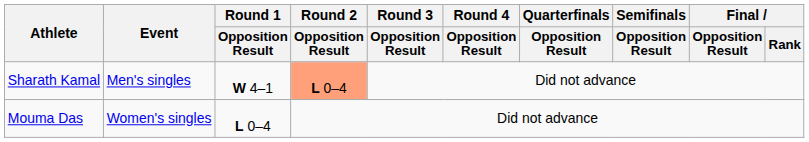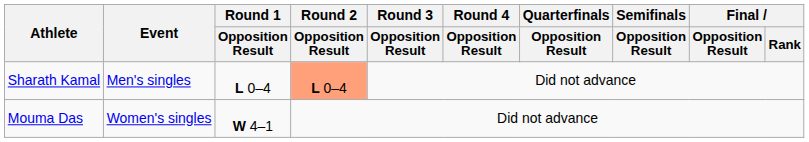(253, 89) W 4–1 -> (253, 89) L 0–4
(253, 126) L 0–4 -> (253, 126) W 4–1
